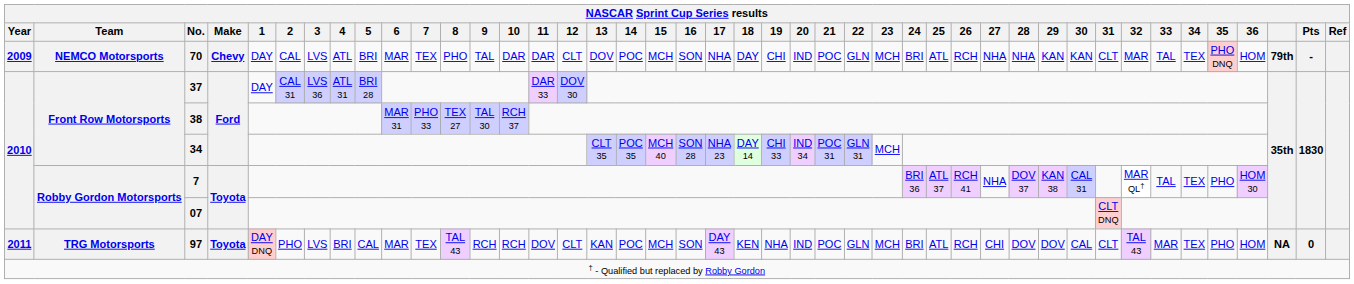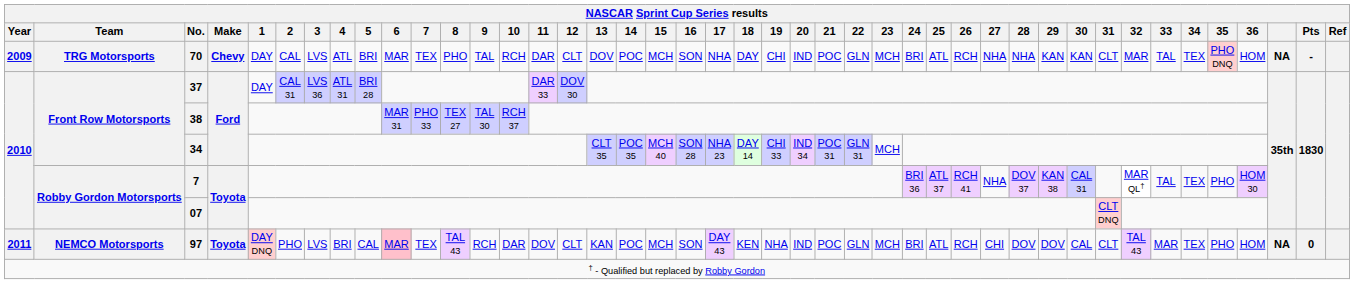(109, 56) NEMCO Motorsports -> (109, 56) TRG Motorsports
(514, 56) DAR -> (514, 56) RCH
(1282, 56) 79th -> (1282, 56) NA
(109, 244) TRG Motorsports -> (109, 244) NEMCO Motorsports
(397, 244) no background -> (397, 244) pink background
(514, 244) RCH -> (514, 244) DAR
